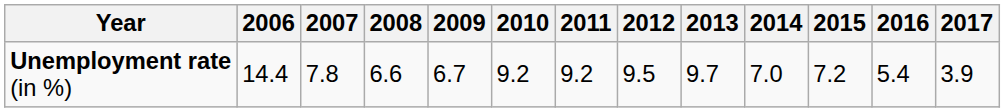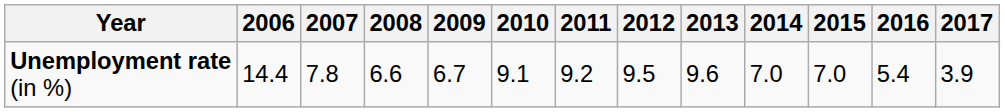(513, 74) 9.2 -> (513, 74) 9.1
(703, 74) 9.7 -> (703, 74) 9.6
(830, 74) 7.2 -> (830, 74) 7.0
